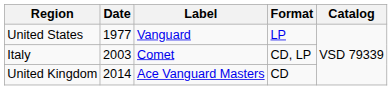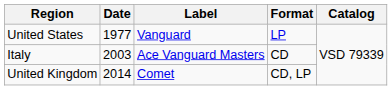(156, 54) Comet -> (201, 54) Ace Vanguard Masters
(291, 54) CD, LP -> (280, 54) CD
(201, 74) Ace Vanguard Masters -> (156, 74) Comet
(280, 74) CD -> (291, 74) CD, LP
